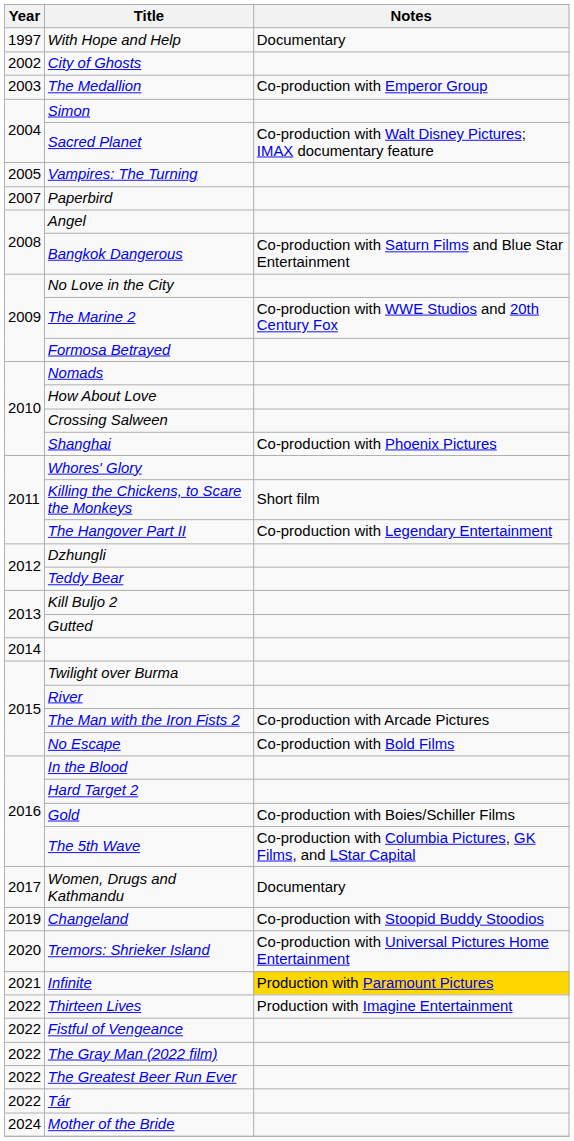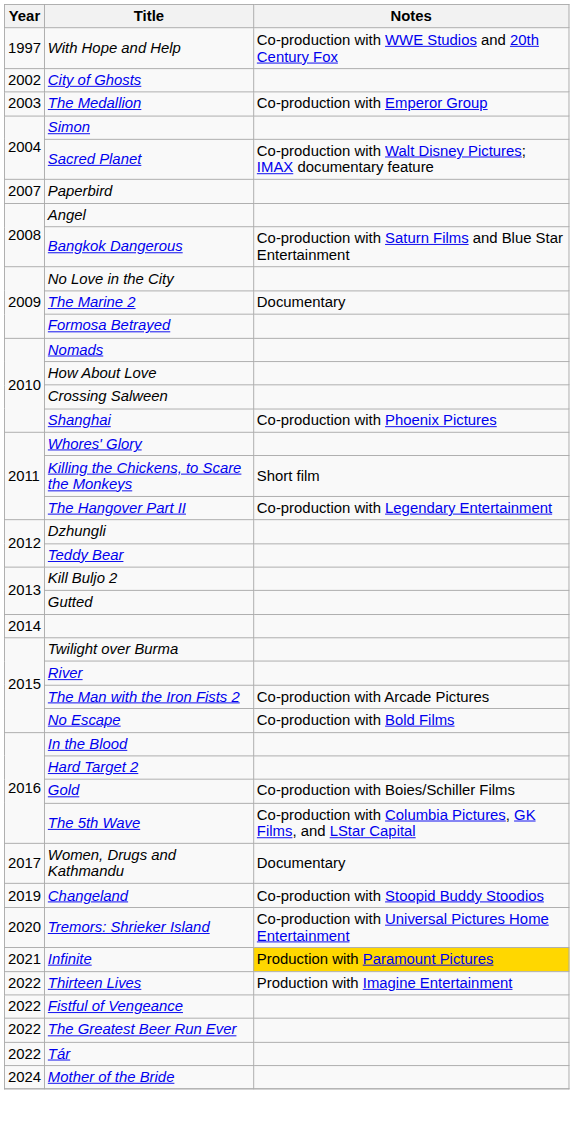(301, 39) Documentary -> (398, 48) Co-production with WWE Studios and 20th Century Fox
- row: (24, 174)
(398, 317) Co-production with WWE Studios and 20th Century Fox -> (301, 302) Documentary
- row: (24, 1053)
